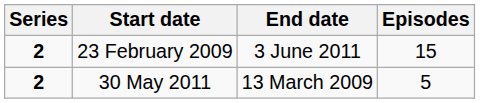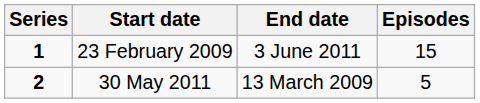(39, 51) 2 -> (39, 51) 1
